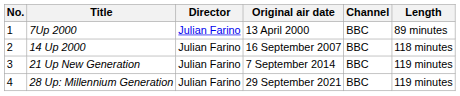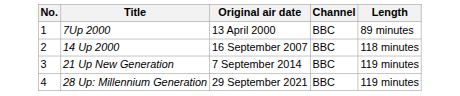- column: (210, 13)
